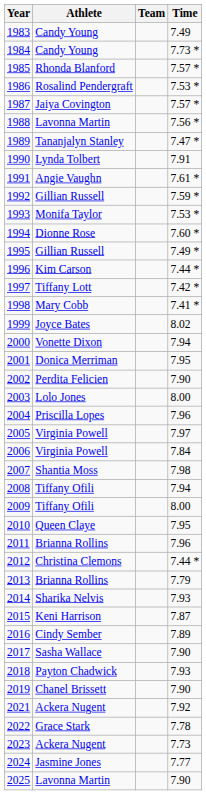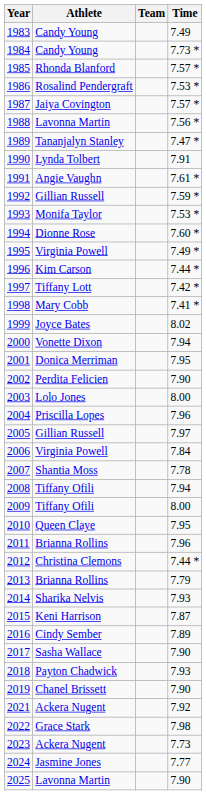(70, 251) Gillian Russell -> (72, 251) Virginia Powell
(72, 433) Virginia Powell -> (70, 433) Gillian Russell
(181, 470) 7.98 -> (181, 470) 7.78
(181, 726) 7.78 -> (181, 726) 7.98
